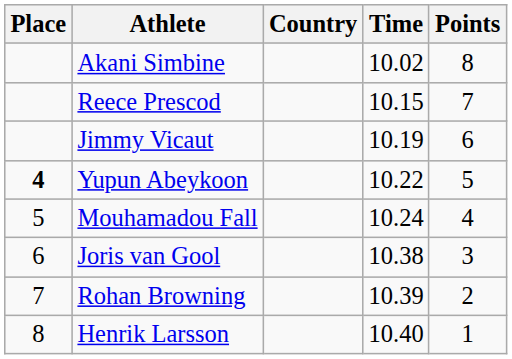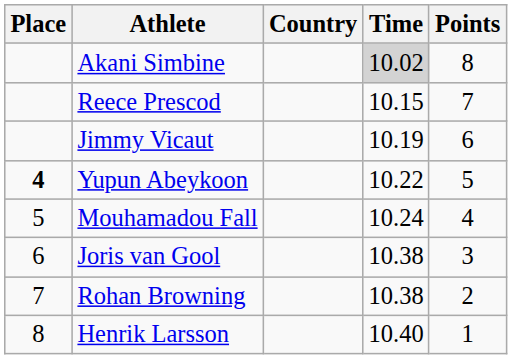(396, 62) no background -> (396, 62) lightgrey background
(396, 295) 10.39 -> (396, 295) 10.38
